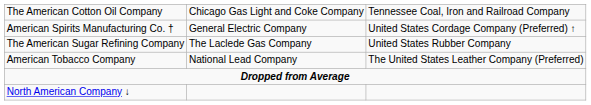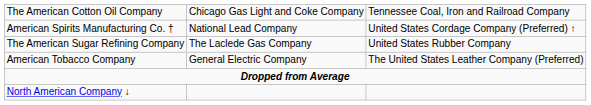(248, 28) General Electric Company -> (243, 28) National Lead Company
(243, 60) National Lead Company -> (248, 60) General Electric Company
